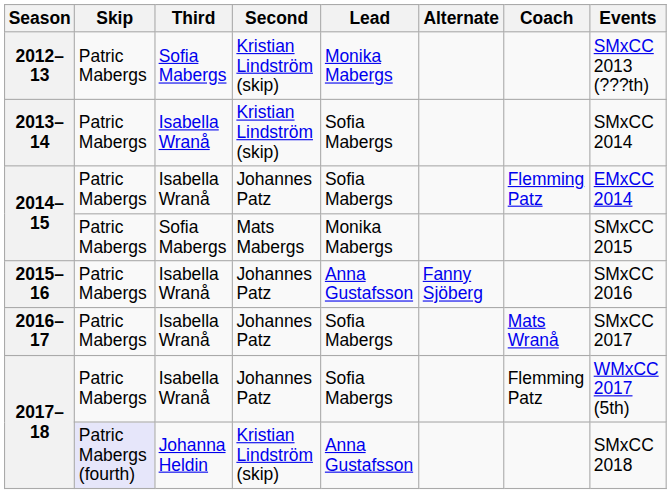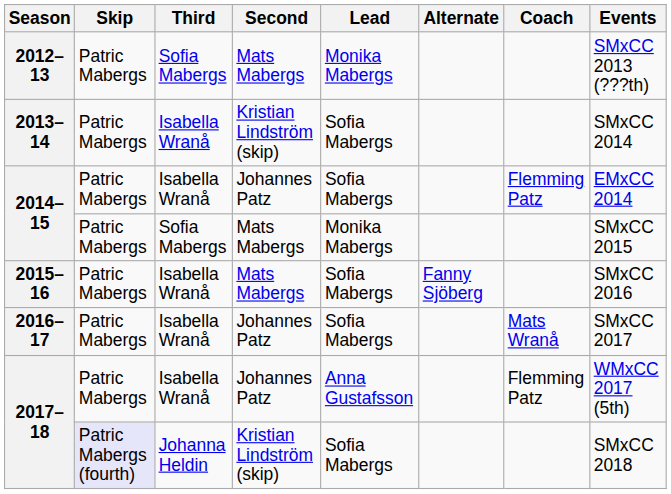(275, 65) Kristian Lindström (skip) -> (270, 65) Mats Mabergs
(274, 284) Johannes Patz -> (270, 284) Mats Mabergs
(369, 284) Anna Gustafsson -> (359, 284) Sofia Mabergs
(359, 388) Sofia Mabergs -> (369, 388) Anna Gustafsson
(369, 455) Anna Gustafsson -> (359, 455) Sofia Mabergs
